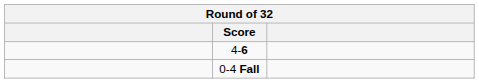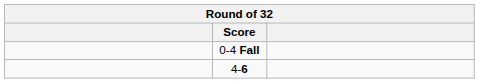rows swapped: (239, 69) <-> (239, 51)
